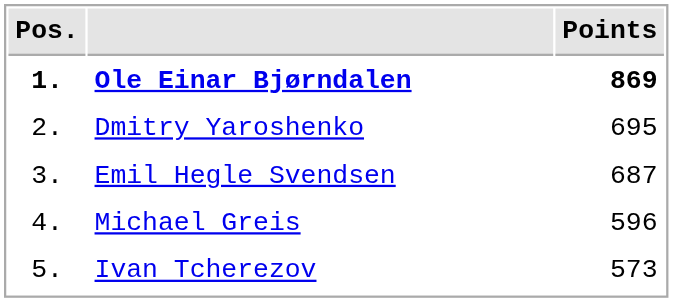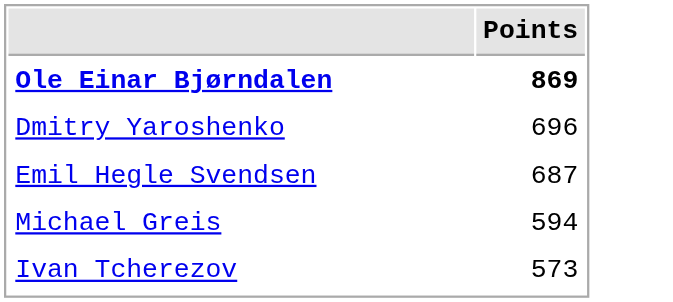- column: (47, 31)
(634, 128) 695 -> (554, 128) 696
(634, 223) 596 -> (554, 223) 594
